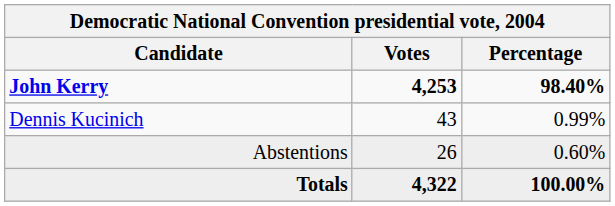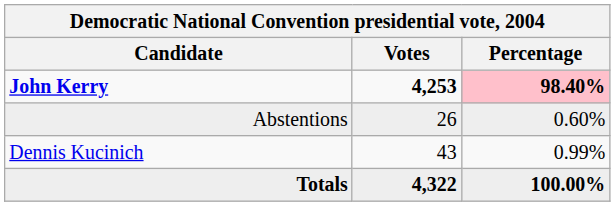(573, 86) no background -> (573, 86) pink background
rows swapped: (76, 119) <-> (300, 152)
